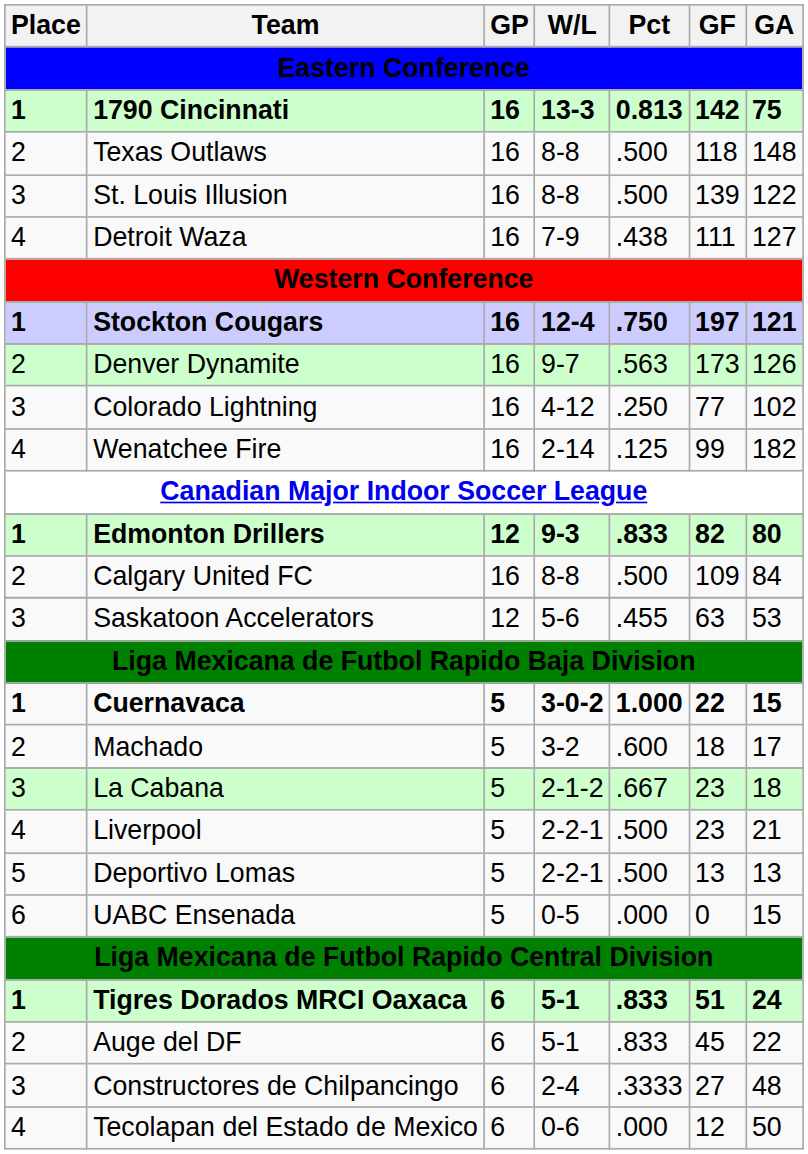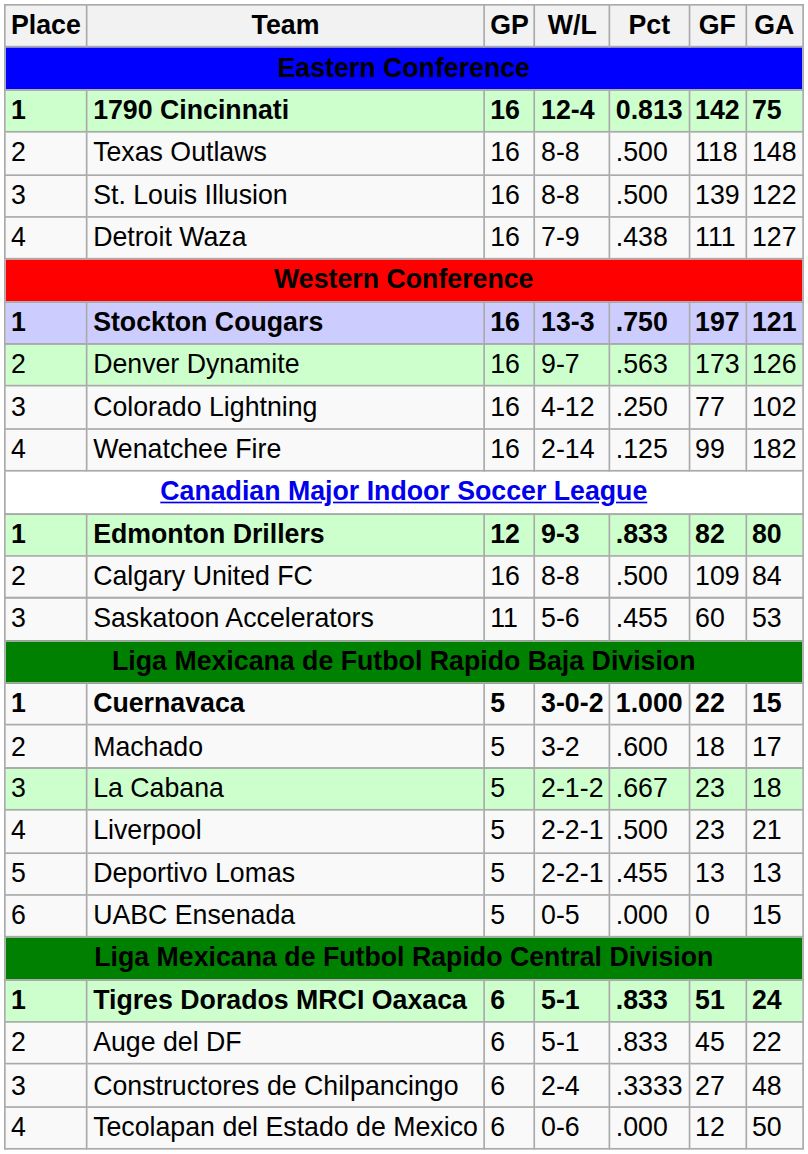(568, 110) 13-3 -> (568, 110) 12-4
(568, 322) 12-4 -> (568, 322) 13-3
(505, 618) 12 -> (504, 618) 11
(710, 618) 63 -> (710, 618) 60
(642, 873) .500 -> (642, 873) .455
